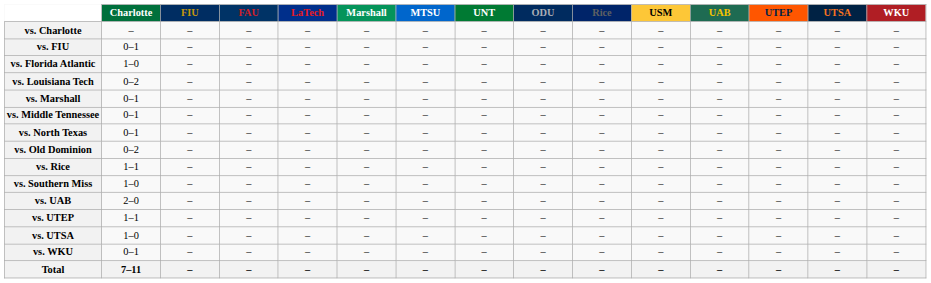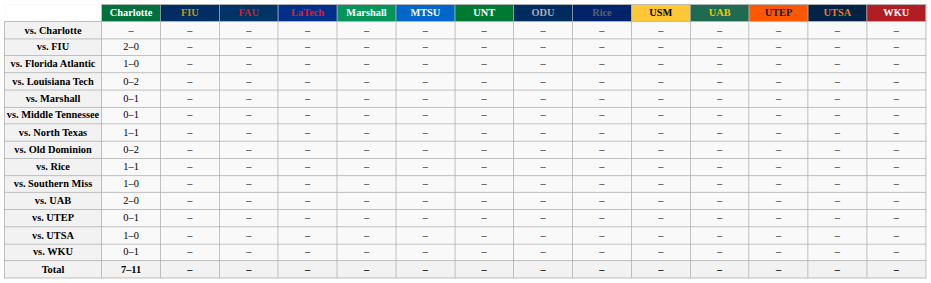(131, 47) 0–1 -> (131, 47) 2–0
(131, 133) 0–1 -> (131, 133) 1–1
(131, 218) 1–1 -> (131, 218) 0–1
